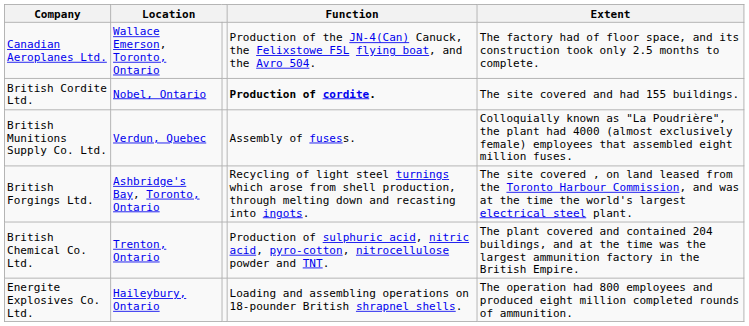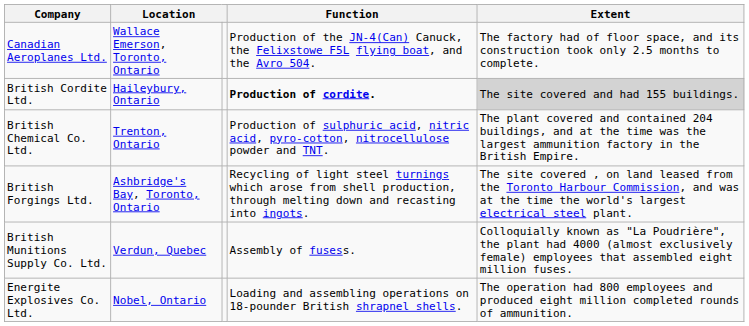(160, 94) Nobel, Ontario -> (150, 94) Haileybury, Ontario
(610, 94) no background -> (610, 94) lightgrey background
rows swapped: (47, 250) <-> (57, 138)
(150, 300) Haileybury, Ontario -> (160, 300) Nobel, Ontario
